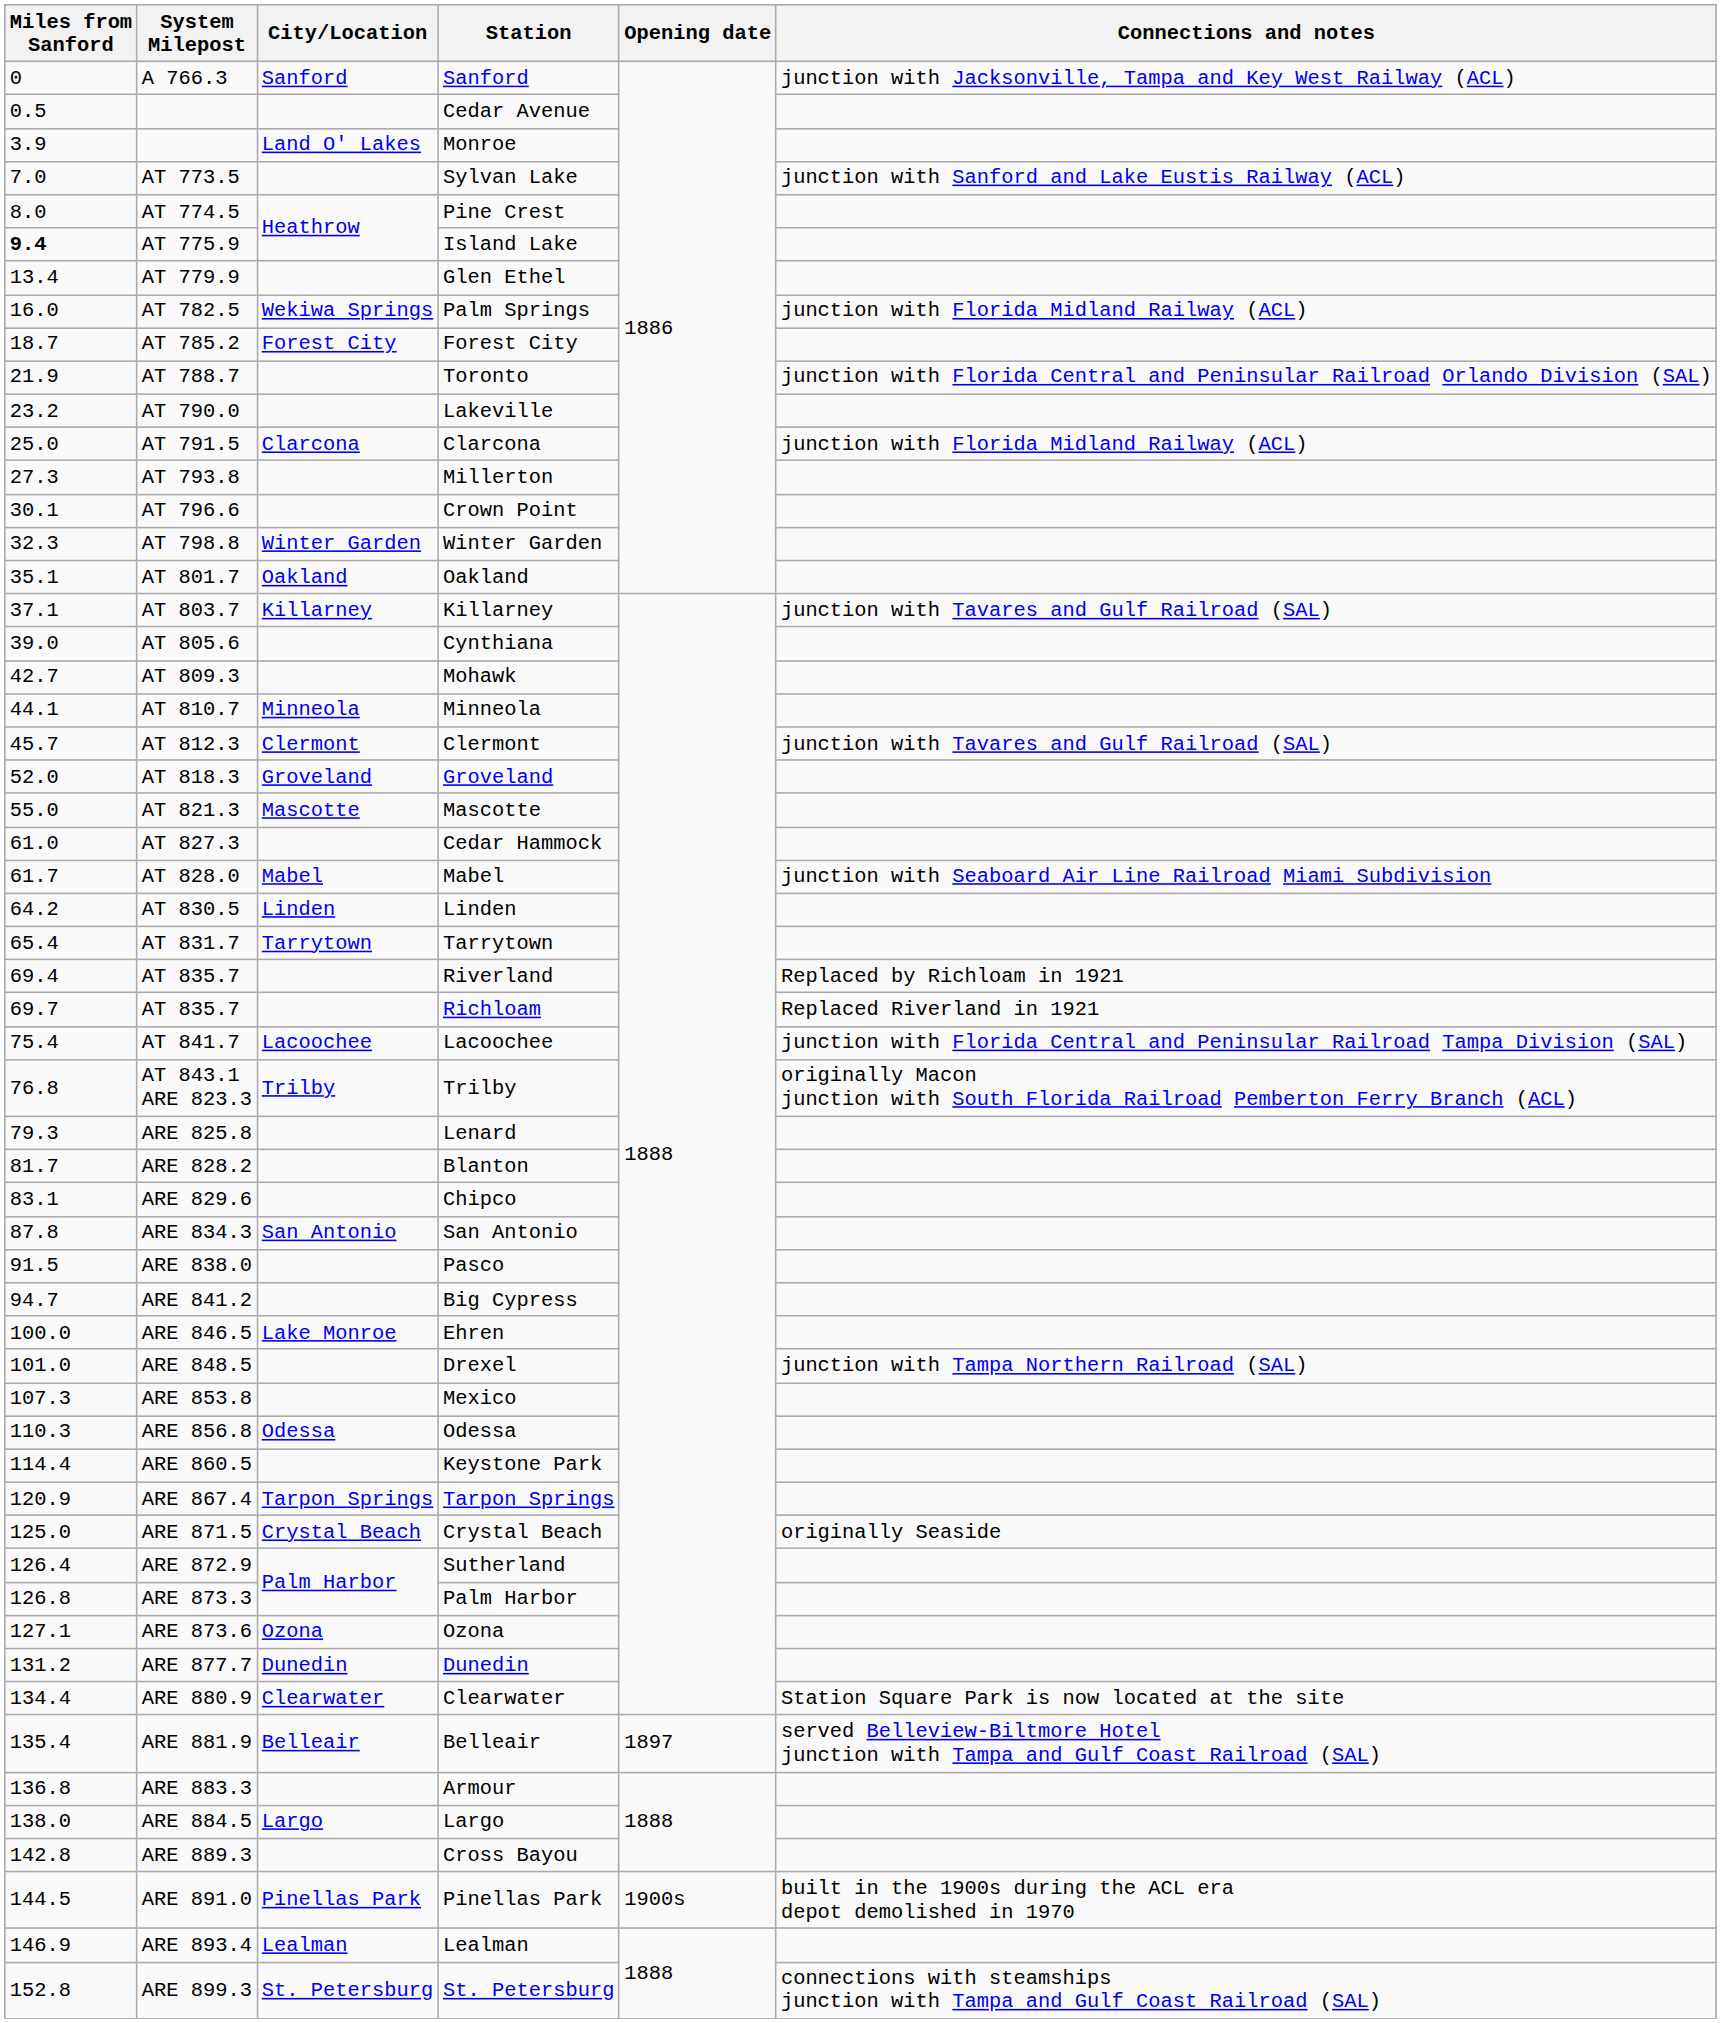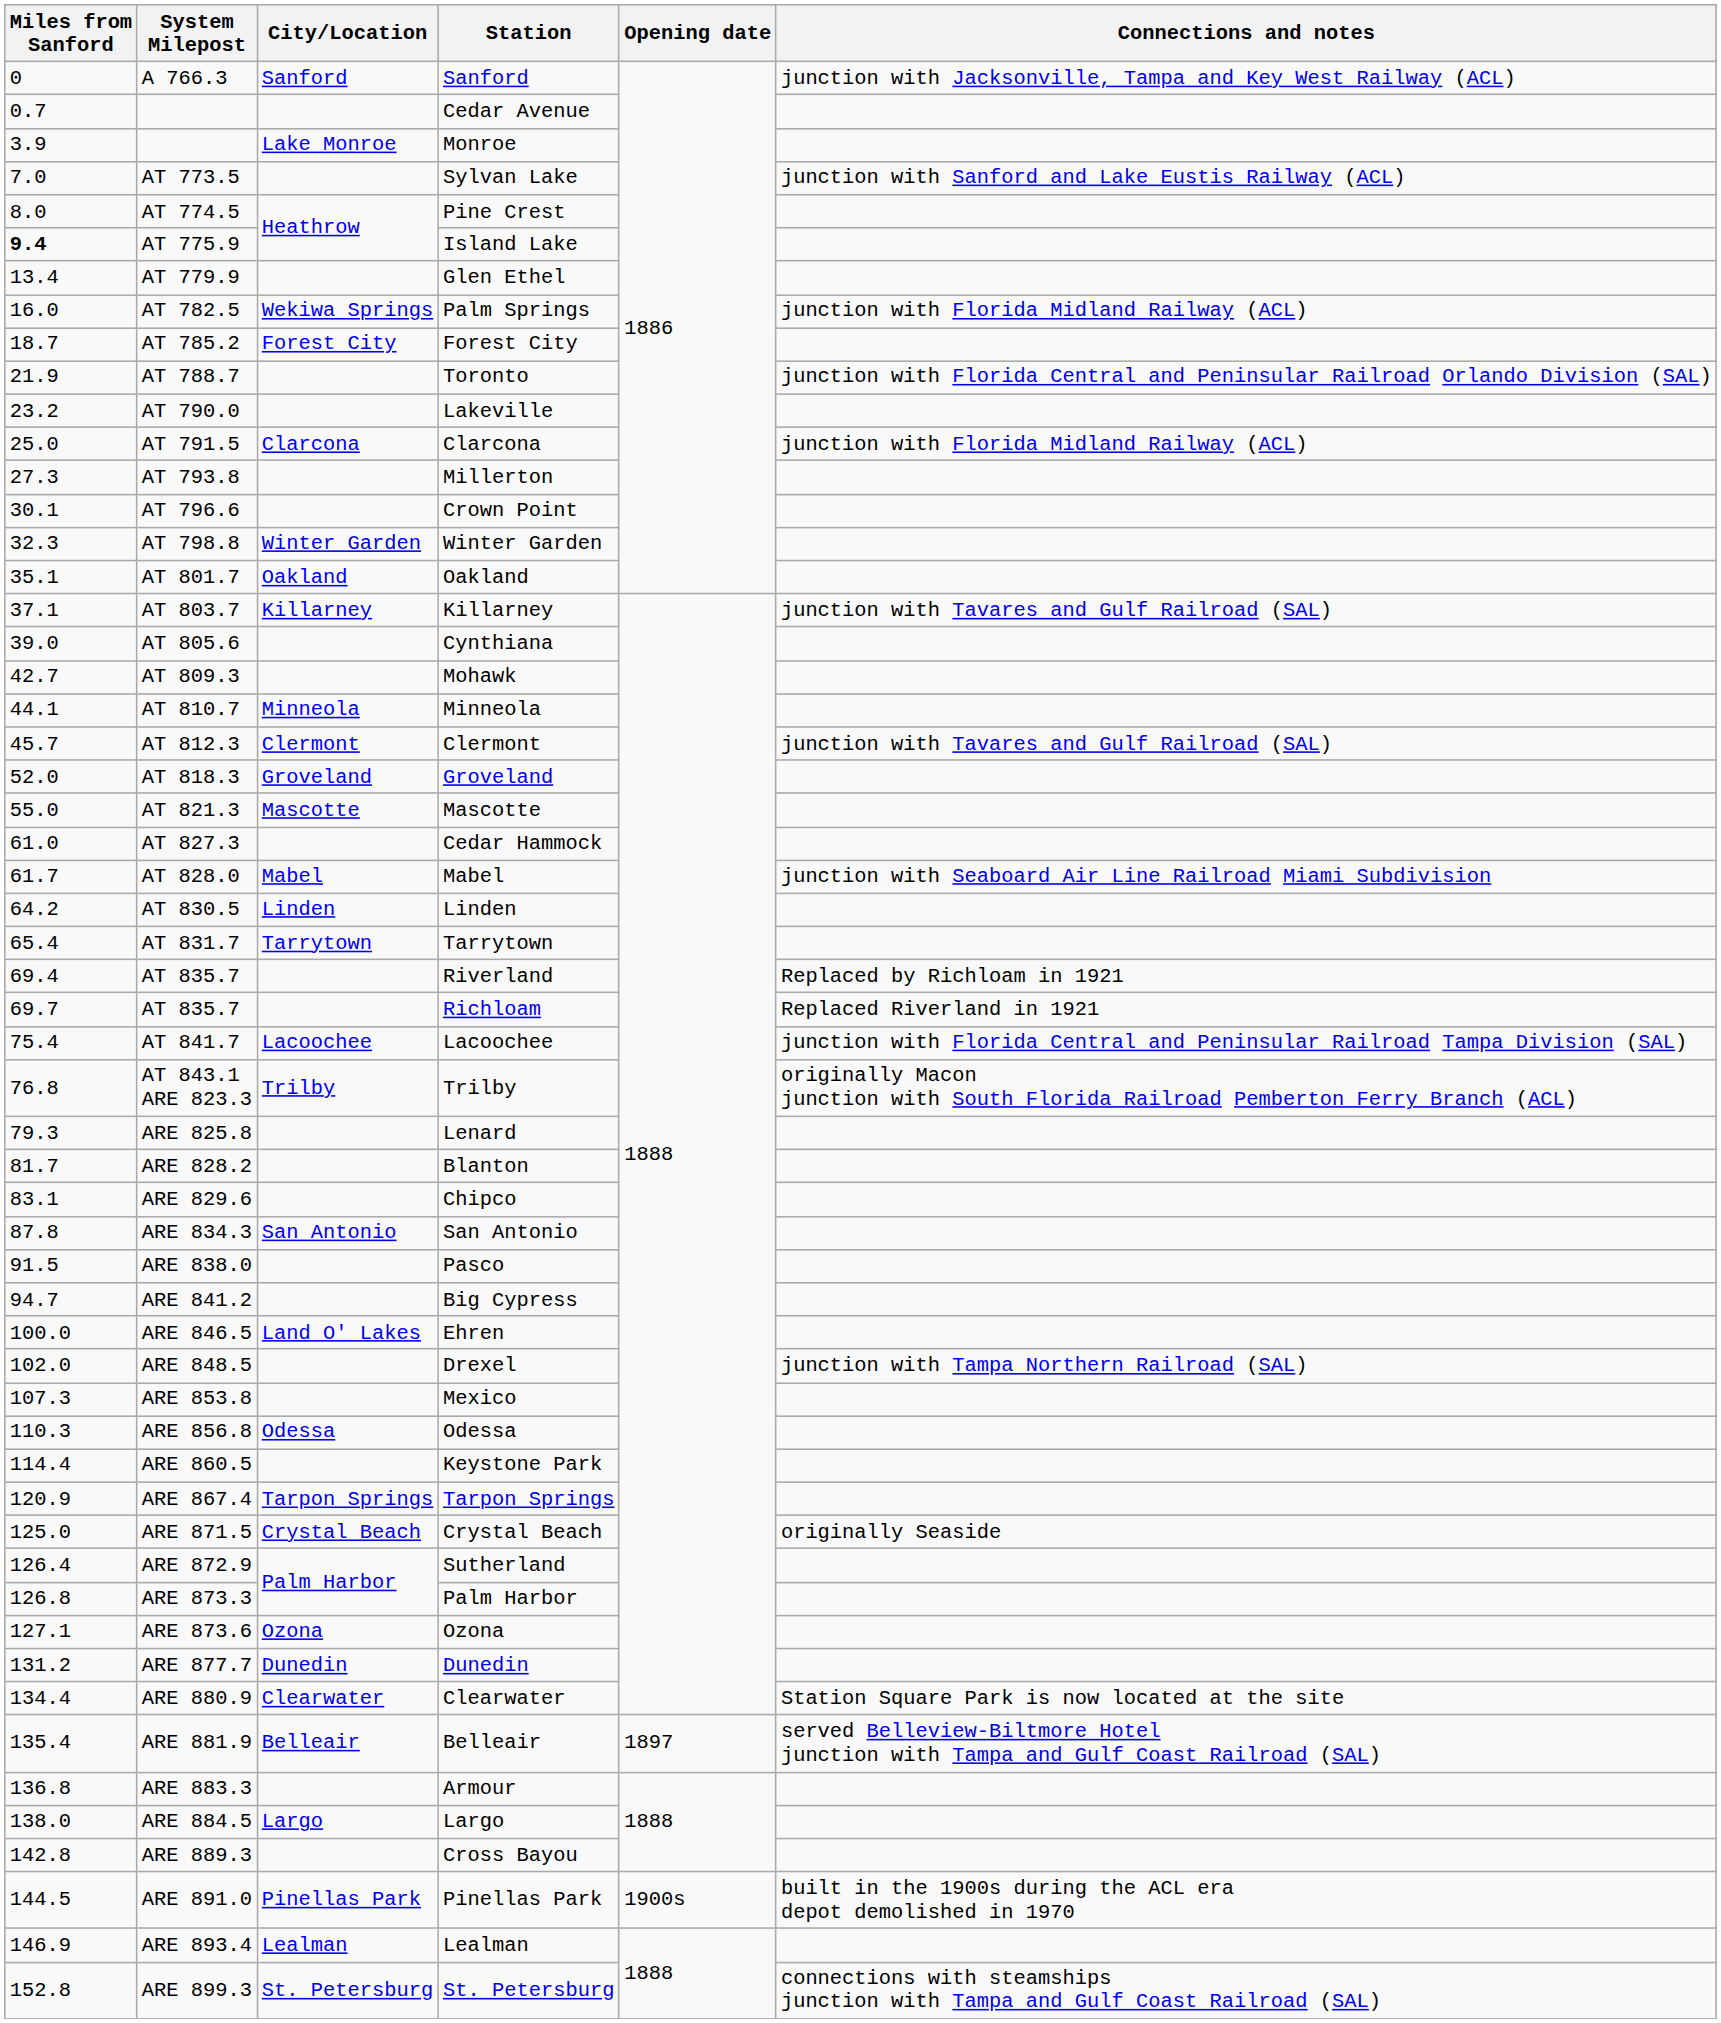(28, 111) 0.5 -> (28, 111) 0.7
(341, 145) Land O' Lakes -> (329, 145) Lake Monroe
(329, 1333) Lake Monroe -> (341, 1333) Land O' Lakes
(40, 1366) 101.0 -> (40, 1366) 102.0
